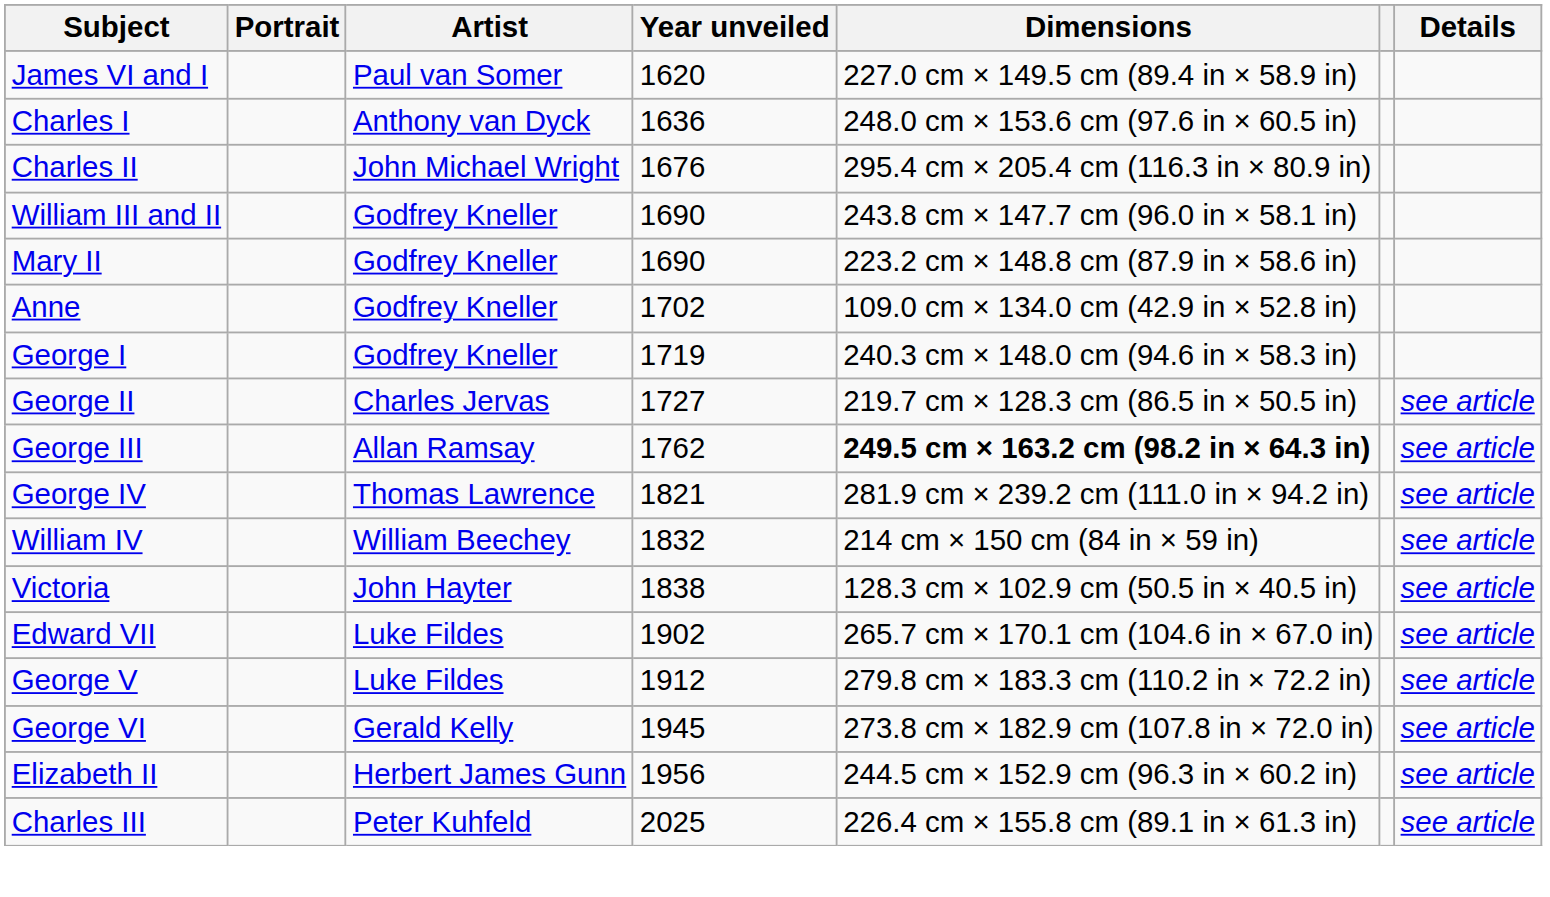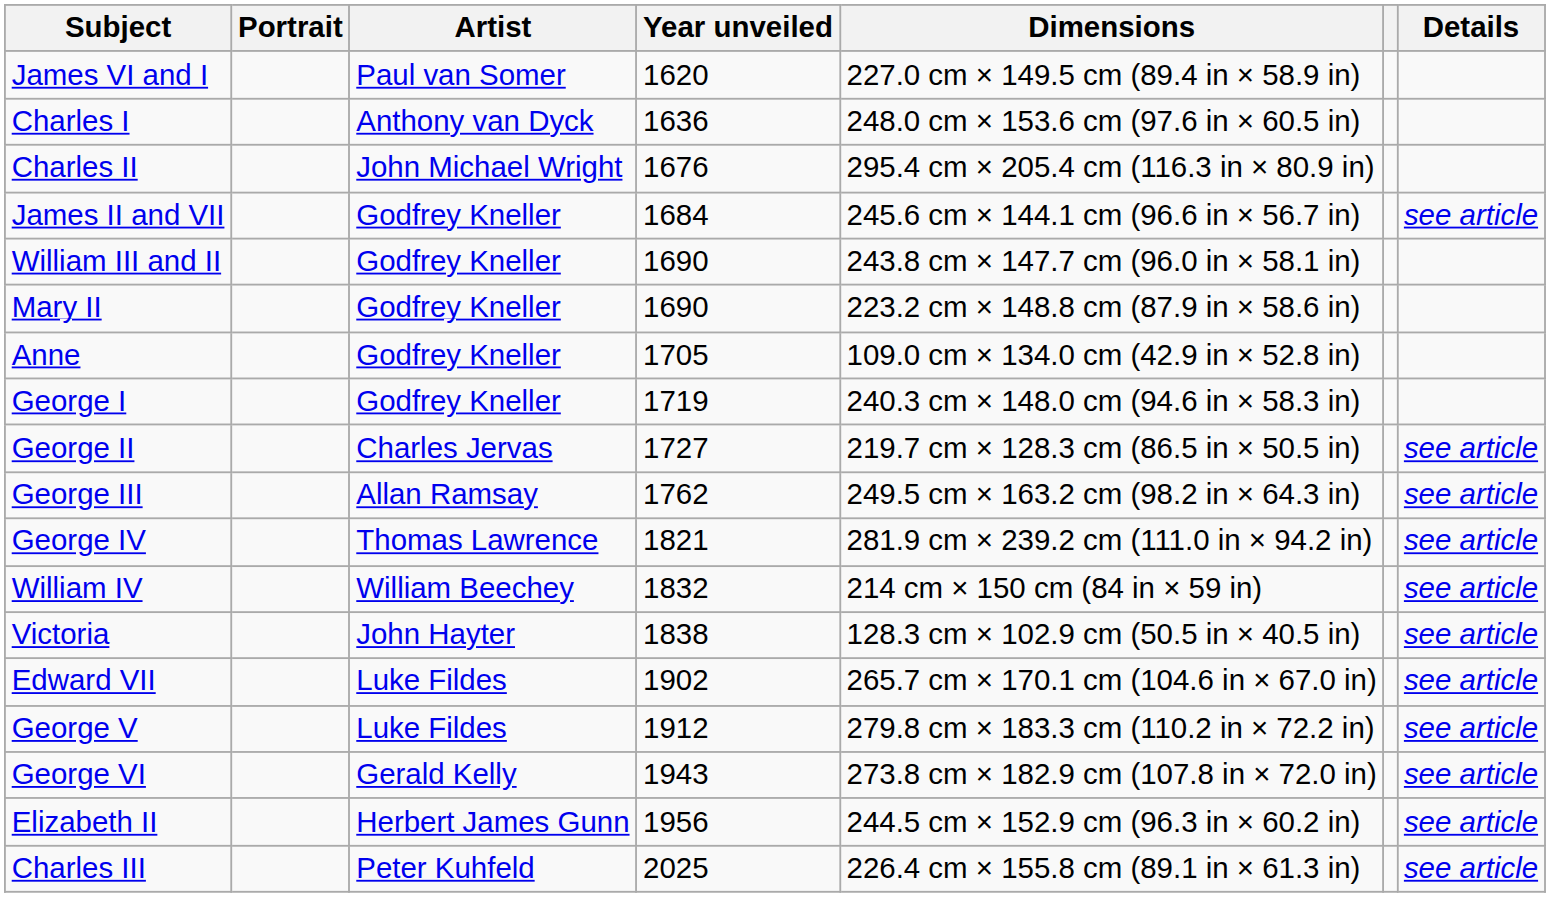+ row: (118, 214)
(673, 307) 1702 -> (676, 354) 1705
(1107, 448) bold -> (1103, 494) normal
(673, 728) 1945 -> (676, 774) 1943
